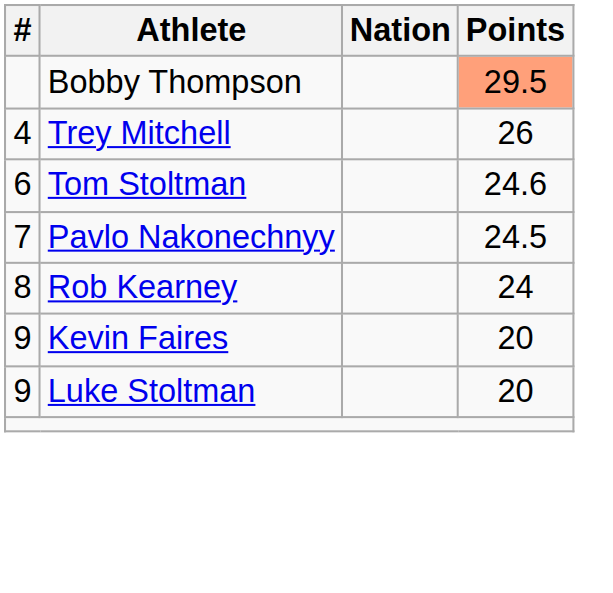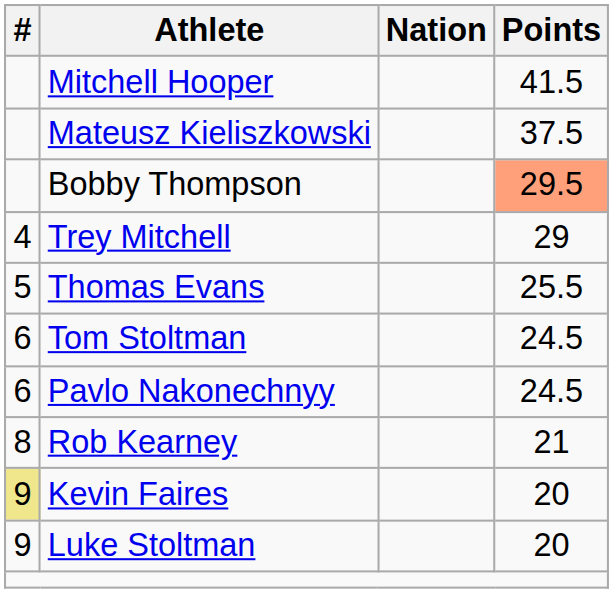+ row: (161, 81)
+ row: (209, 133)
(515, 133) 26 -> (551, 236) 29
+ row: (156, 287)
(515, 184) 24.6 -> (551, 339) 24.5
(23, 236) 7 -> (23, 390) 6
(515, 287) 24 -> (551, 442) 21
(23, 339) no background -> (23, 493) khaki background
